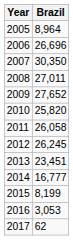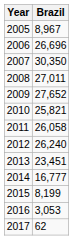(48, 29) 8,964 -> (48, 29) 8,967
(51, 111) 25,820 -> (51, 111) 25,821
(51, 144) 26,245 -> (51, 144) 26,240
